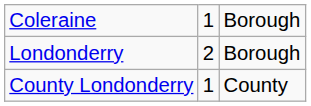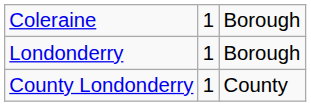(208, 52) 2 -> (208, 52) 1
